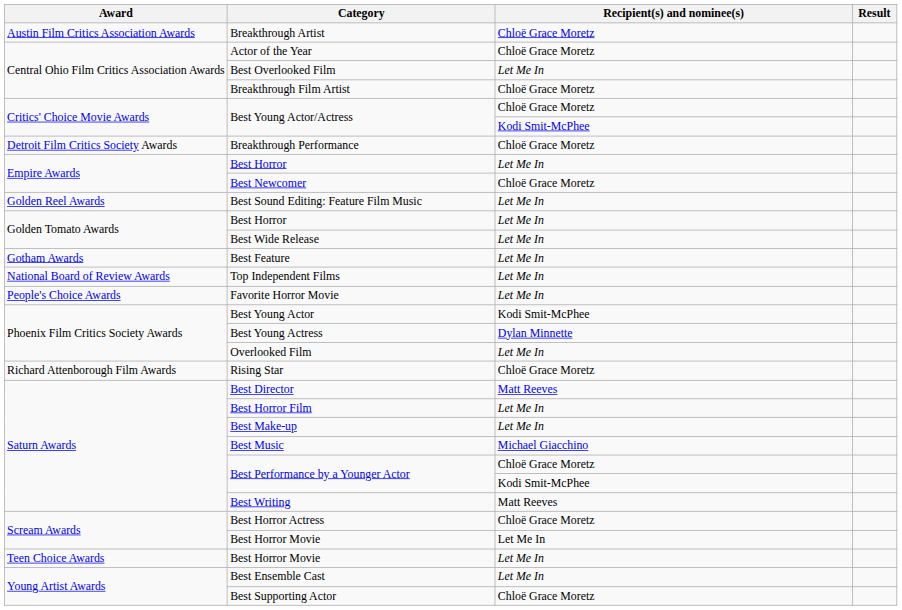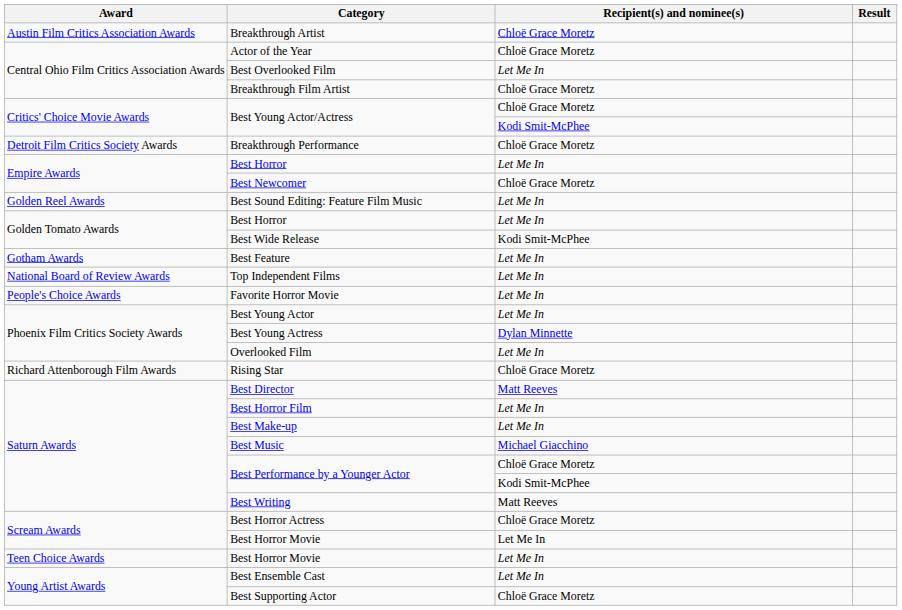(521, 239) Let Me In -> (544, 239) Kodi Smit-McPhee
(544, 314) Kodi Smit-McPhee -> (521, 314) Let Me In
